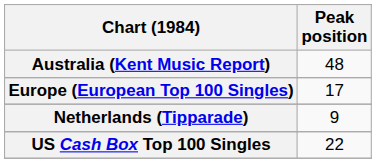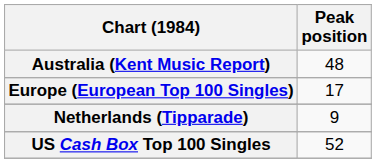(334, 144) 22 -> (334, 144) 52
